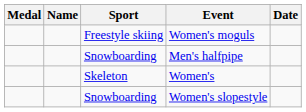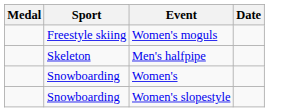- column: (63, 14)
(120, 56) Snowboarding -> (69, 56) Skeleton
(106, 76) Skeleton -> (83, 76) Snowboarding
